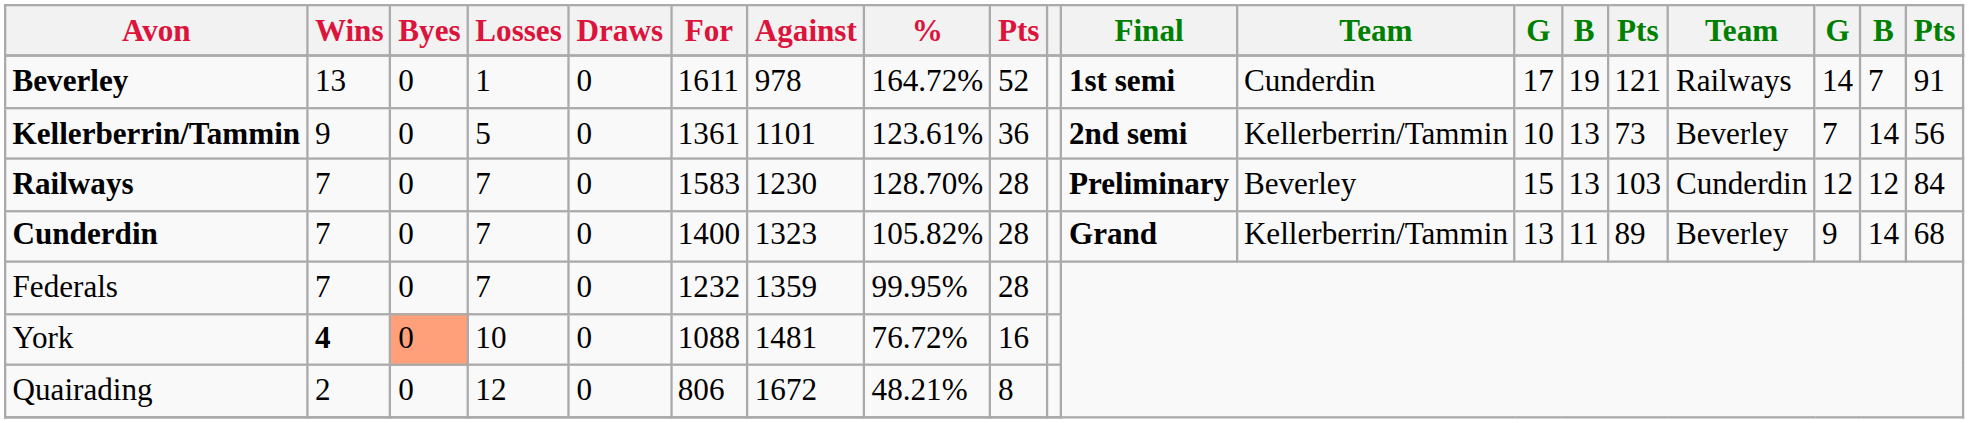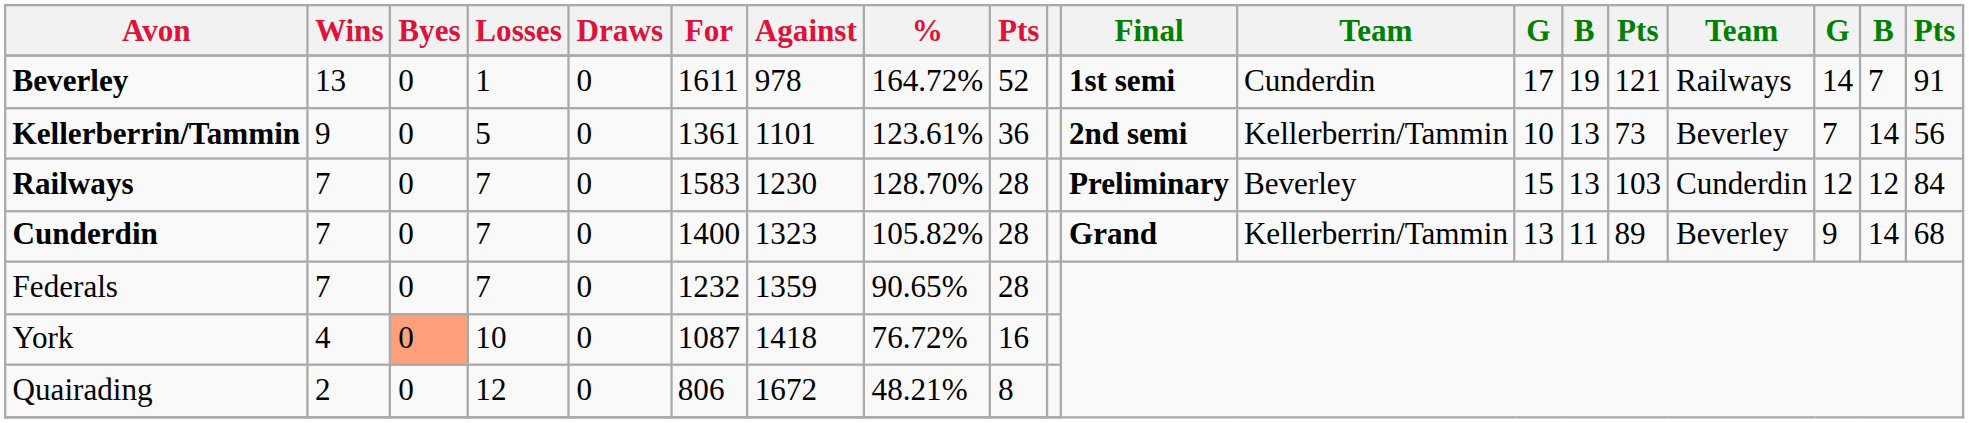(920, 286) 99.95% -> (920, 286) 90.65%
(323, 338) bold -> (323, 338) normal
(709, 338) 1088 -> (709, 338) 1087
(786, 338) 1481 -> (786, 338) 1418
